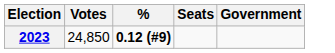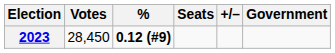+ column: (230, 15)
(89, 37) 24,850 -> (89, 37) 28,450
